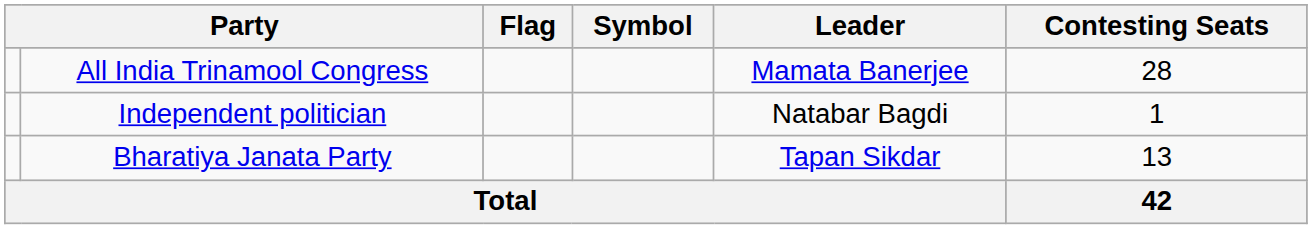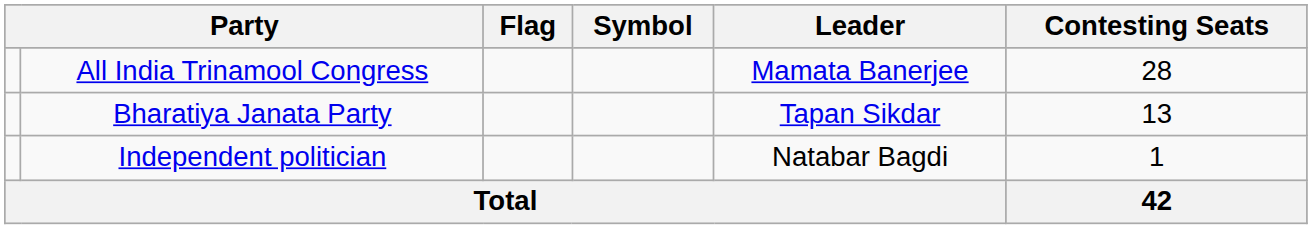rows swapped: (252, 157) <-> (252, 113)
